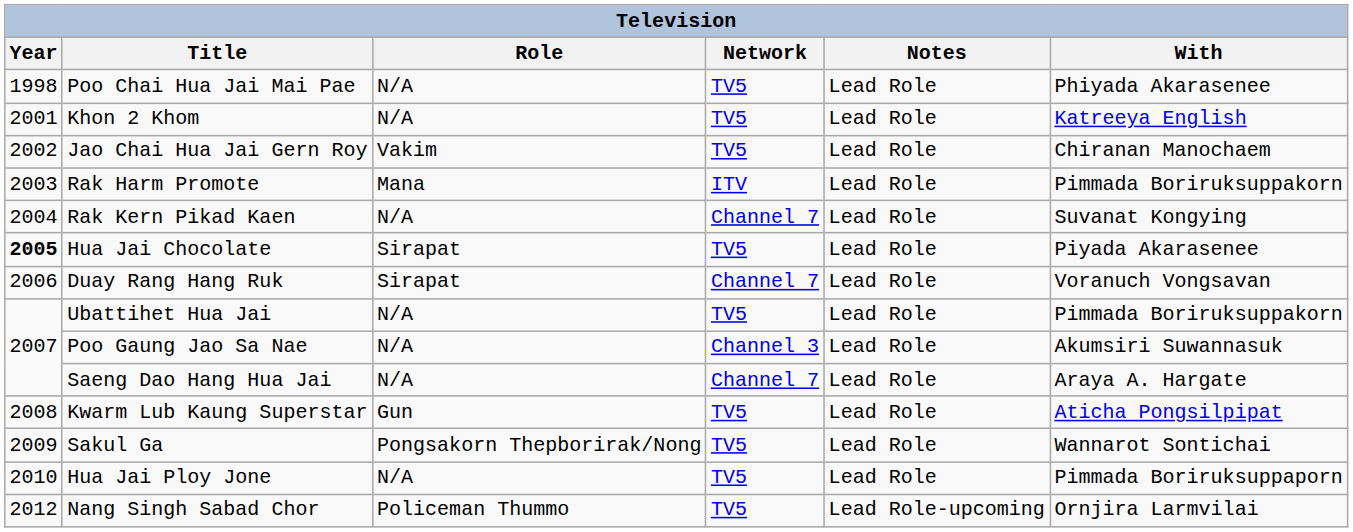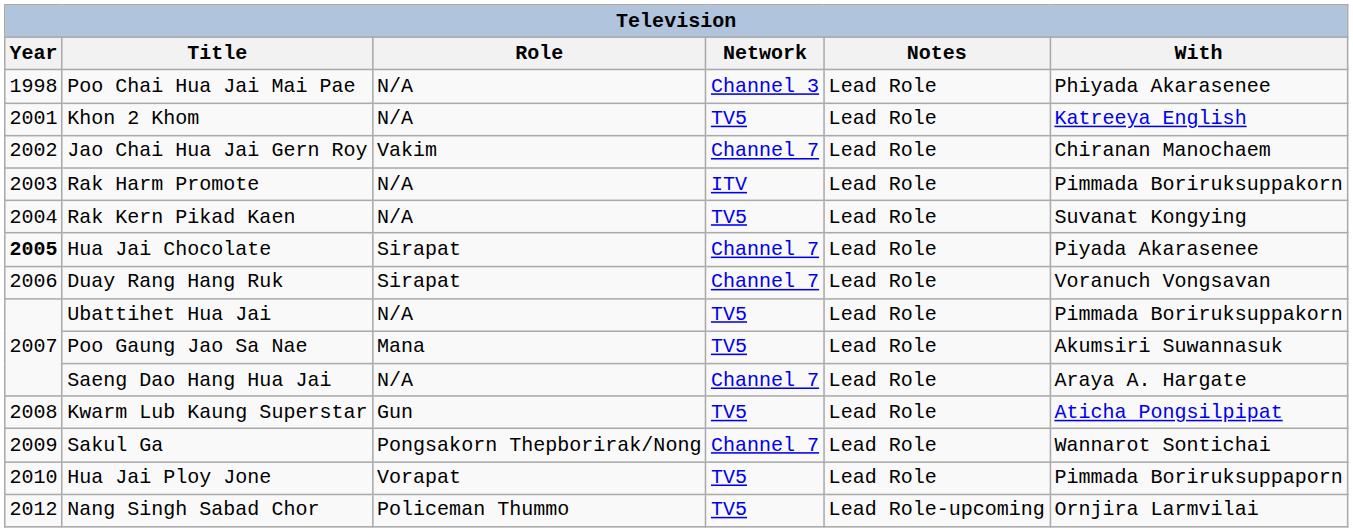(729, 86) TV5 -> (765, 86) Channel 3
(729, 152) TV5 -> (765, 152) Channel 7
(401, 184) Mana -> (395, 184) N/A
(765, 217) Channel 7 -> (729, 217) TV5
(729, 249) TV5 -> (765, 249) Channel 7
(395, 347) N/A -> (401, 347) Mana
(765, 347) Channel 3 -> (729, 347) TV5
(729, 445) TV5 -> (765, 445) Channel 7
(395, 478) N/A -> (419, 478) Vorapat
